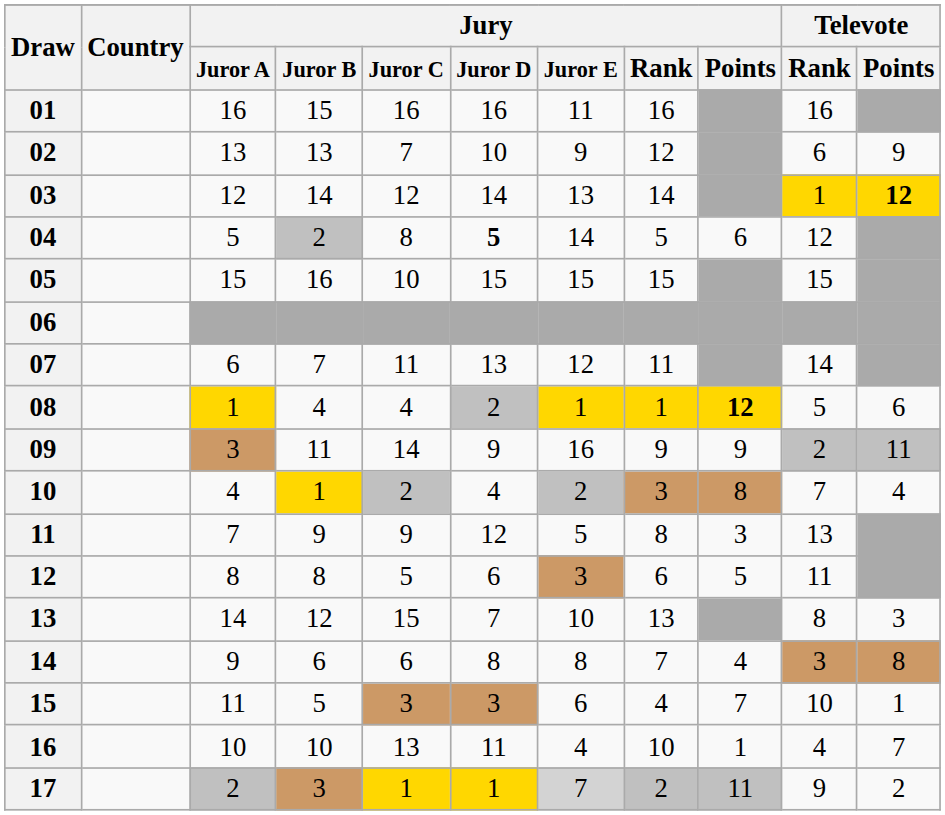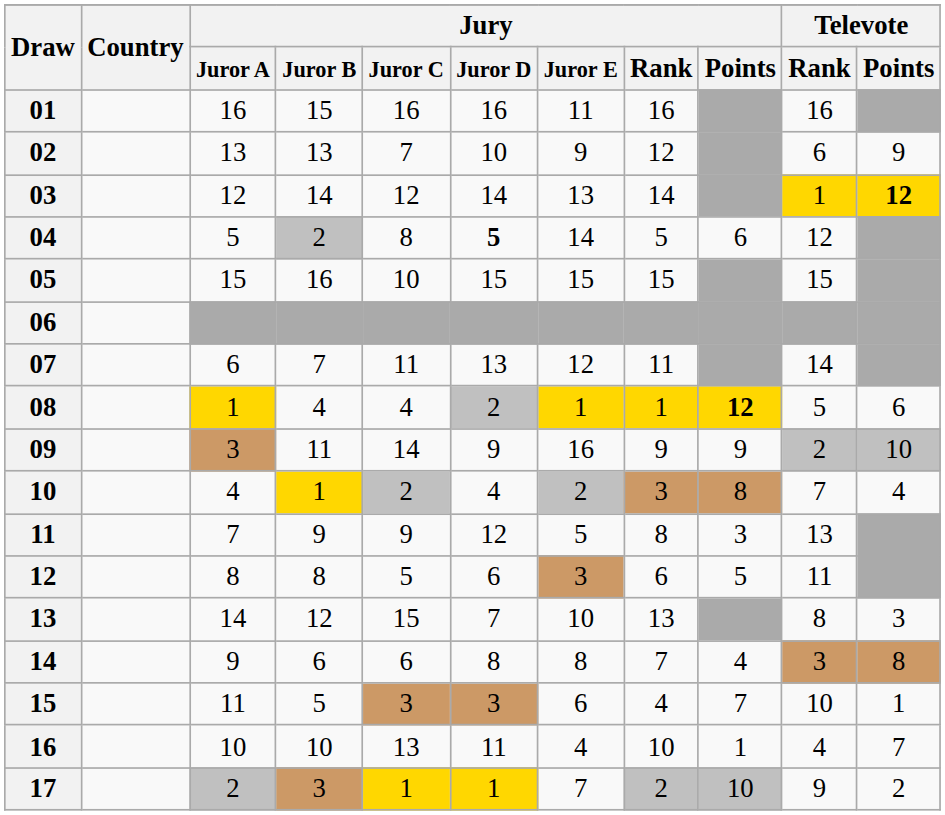(899, 449) 11 -> (899, 449) 10
(581, 788) lightgrey background -> (581, 788) no background
(740, 788) 11 -> (740, 788) 10
